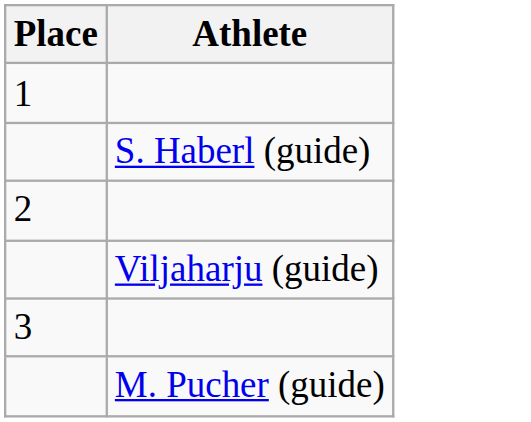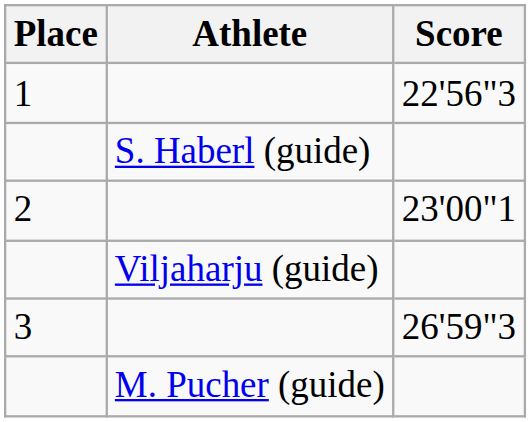+ column: (459, 33)
